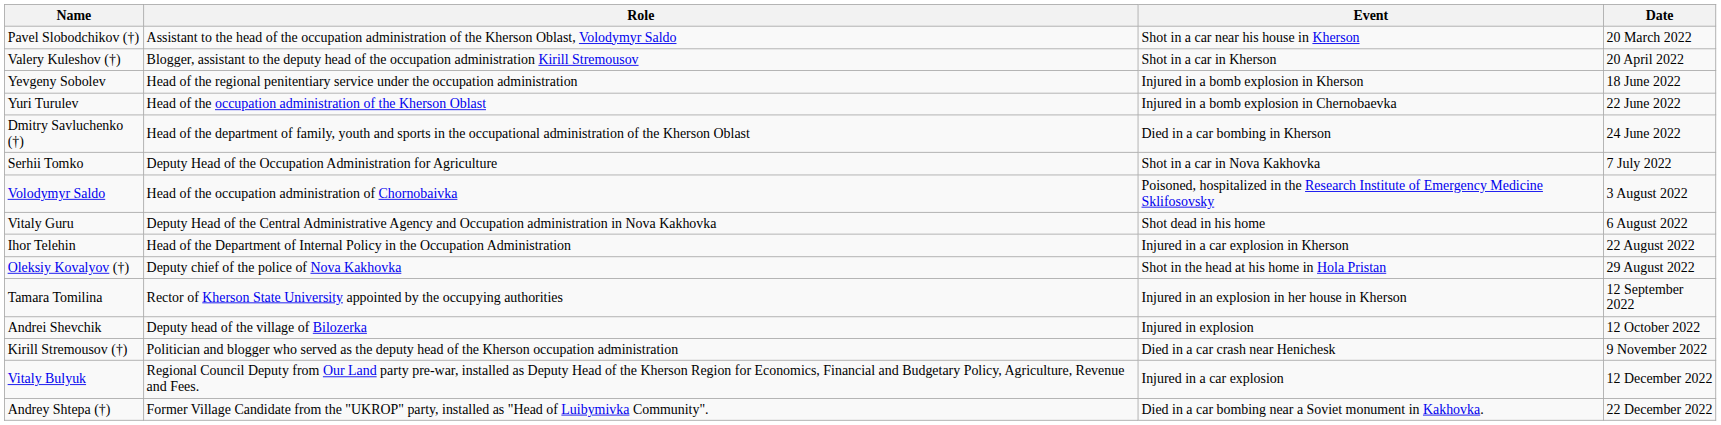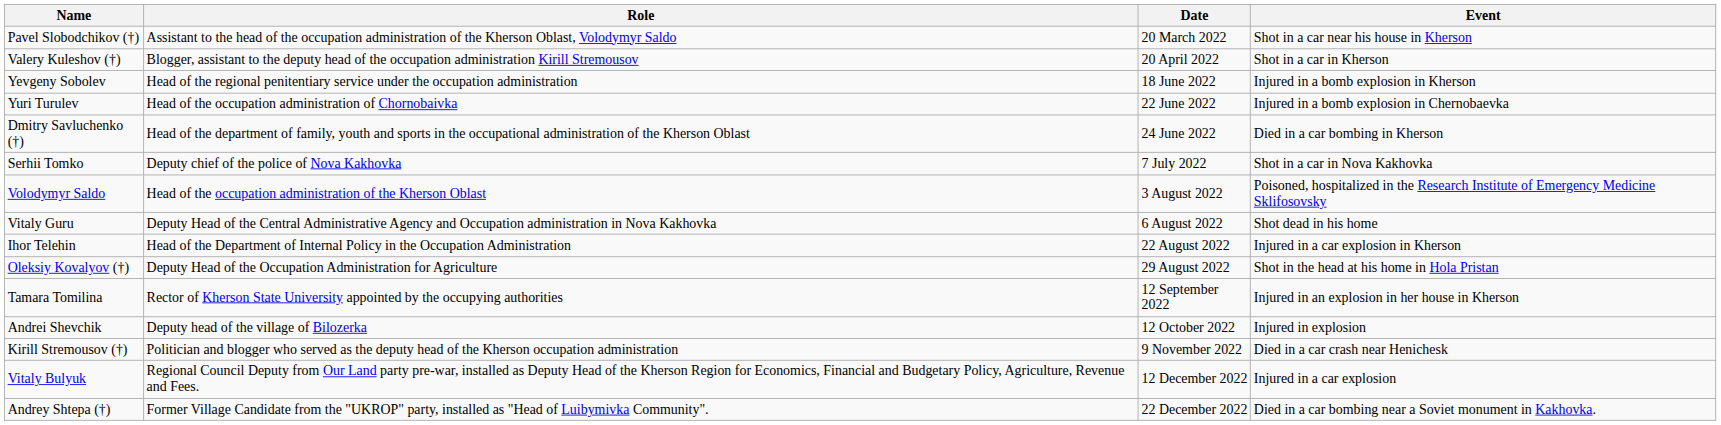columns swapped: (1660, 15) <-> (1371, 15)
(316, 103) Head of the occupation administration of the Kherson Oblast -> (302, 103) Head of the occupation administration of Chornobaivka
(322, 163) Deputy Head of the Occupation Administration for Agriculture -> (274, 163) Deputy chief of the police of Nova Kakhovka
(302, 193) Head of the occupation administration of Chornobaivka -> (316, 193) Head of the occupation administration of the Kherson Oblast
(274, 267) Deputy chief of the police of Nova Kakhovka -> (322, 267) Deputy Head of the Occupation Administration for Agriculture
